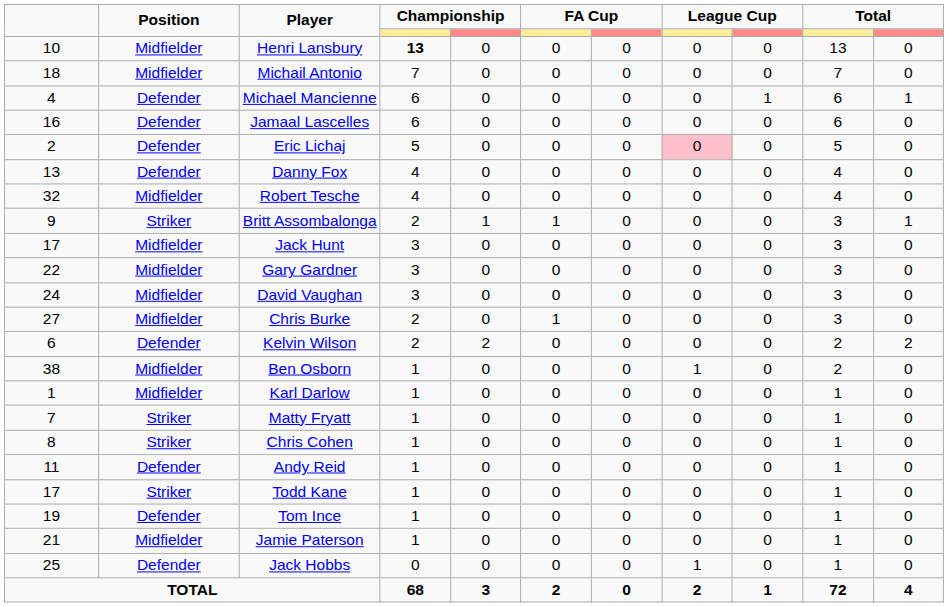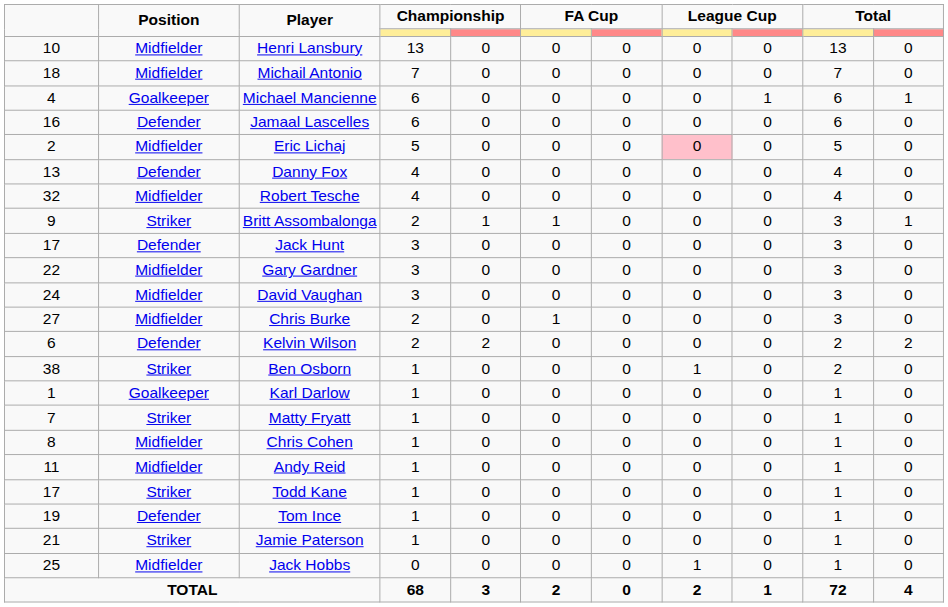(415, 48) bold -> (415, 48) normal
(169, 97) Defender -> (169, 97) Goalkeeper
(169, 147) Defender -> (169, 147) Midfielder
(169, 245) Midfielder -> (169, 245) Defender
(169, 368) Midfielder -> (169, 368) Striker
(169, 393) Midfielder -> (169, 393) Goalkeeper
(169, 442) Striker -> (169, 442) Midfielder
(169, 467) Defender -> (169, 467) Midfielder
(169, 540) Midfielder -> (169, 540) Striker
(169, 565) Defender -> (169, 565) Midfielder
